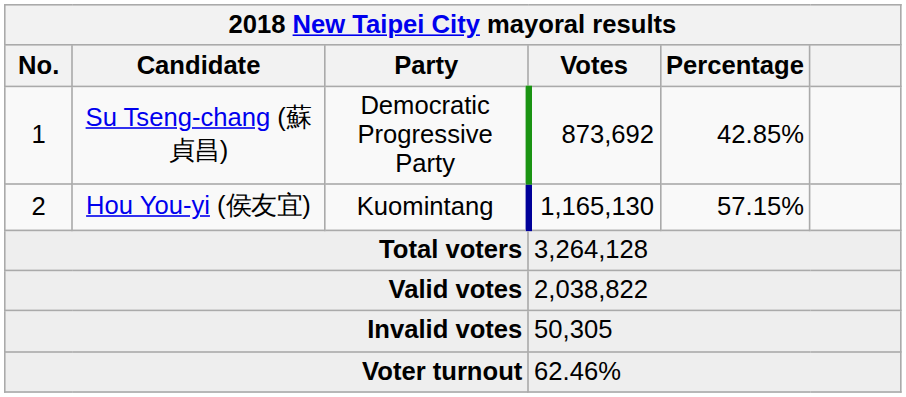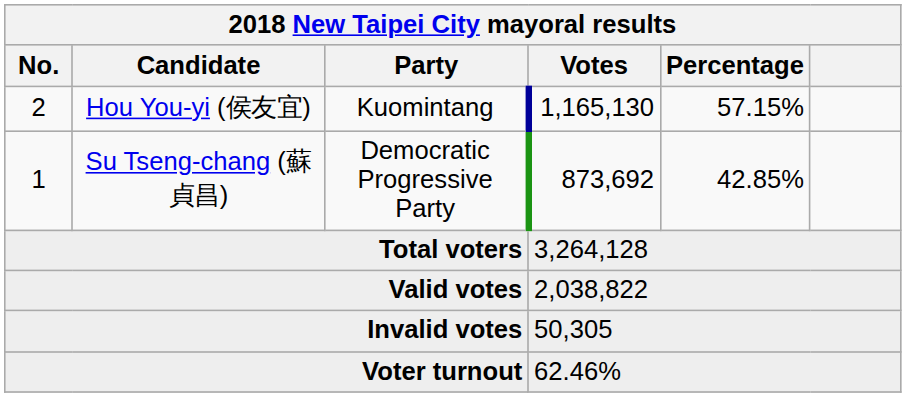rows swapped: (39, 134) <-> (39, 206)
